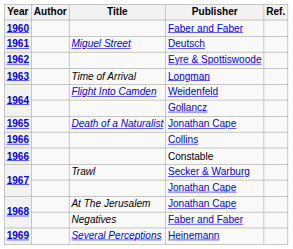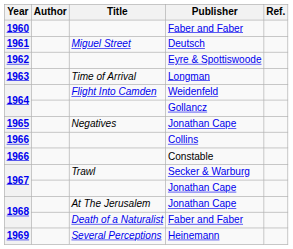(117, 124) Death of a Naturalist -> (94, 124) Negatives
(94, 220) Negatives -> (117, 220) Death of a Naturalist
